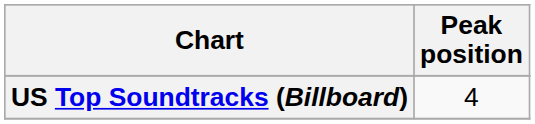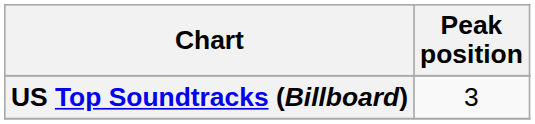(471, 97) 4 -> (471, 97) 3
